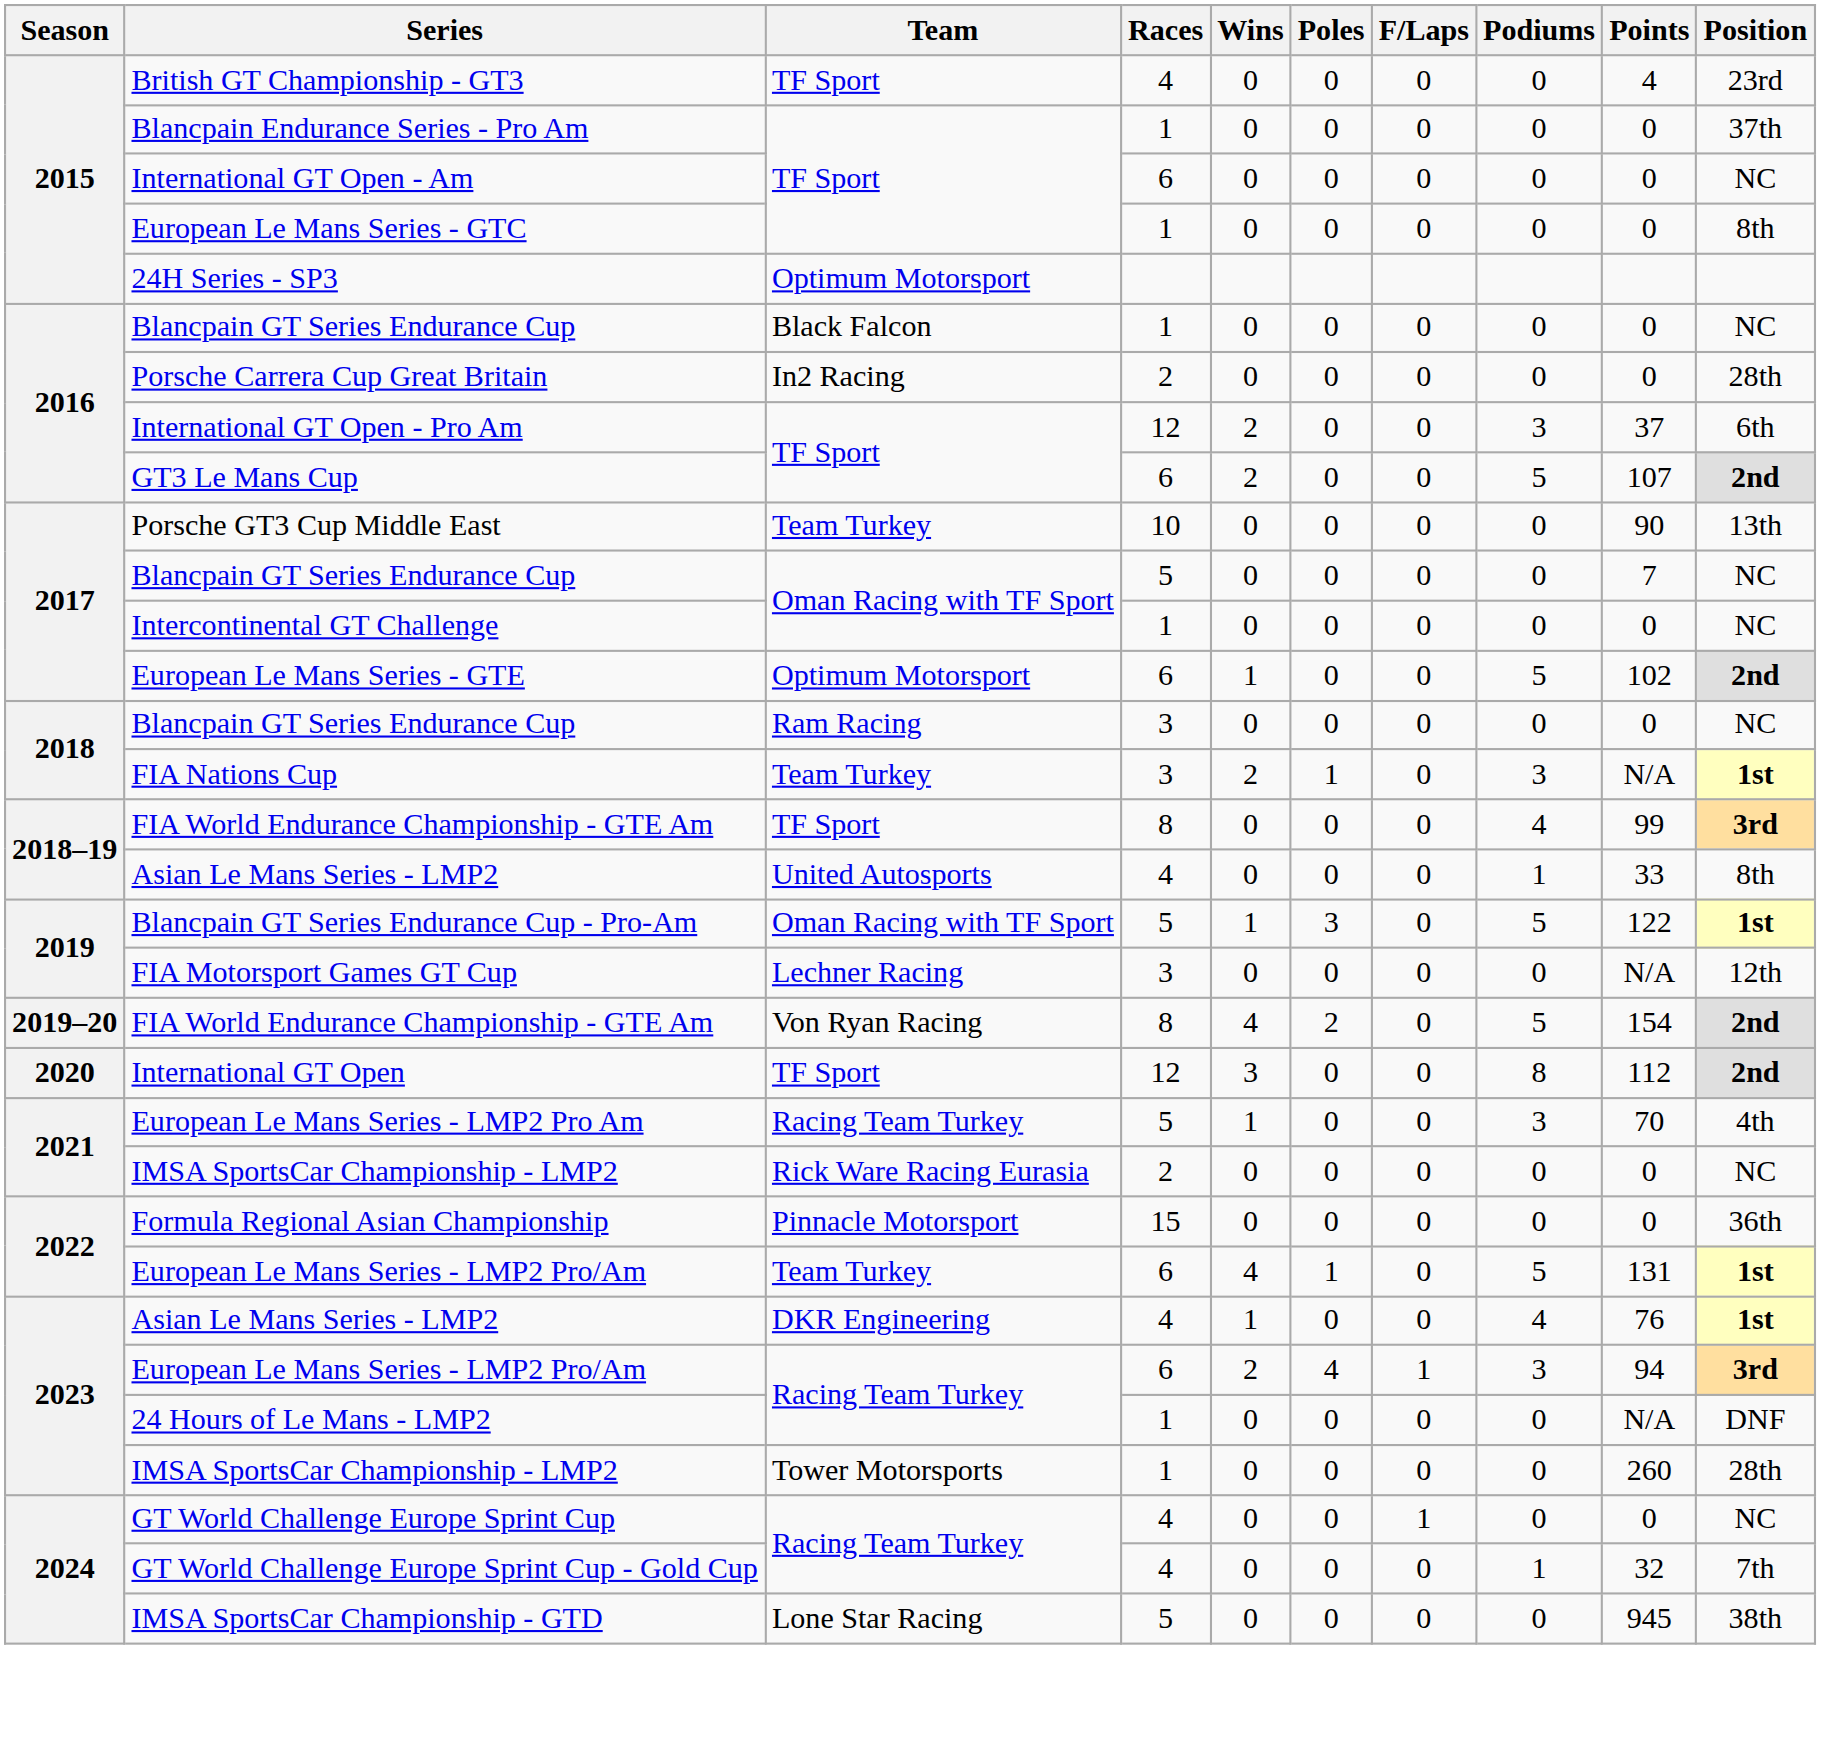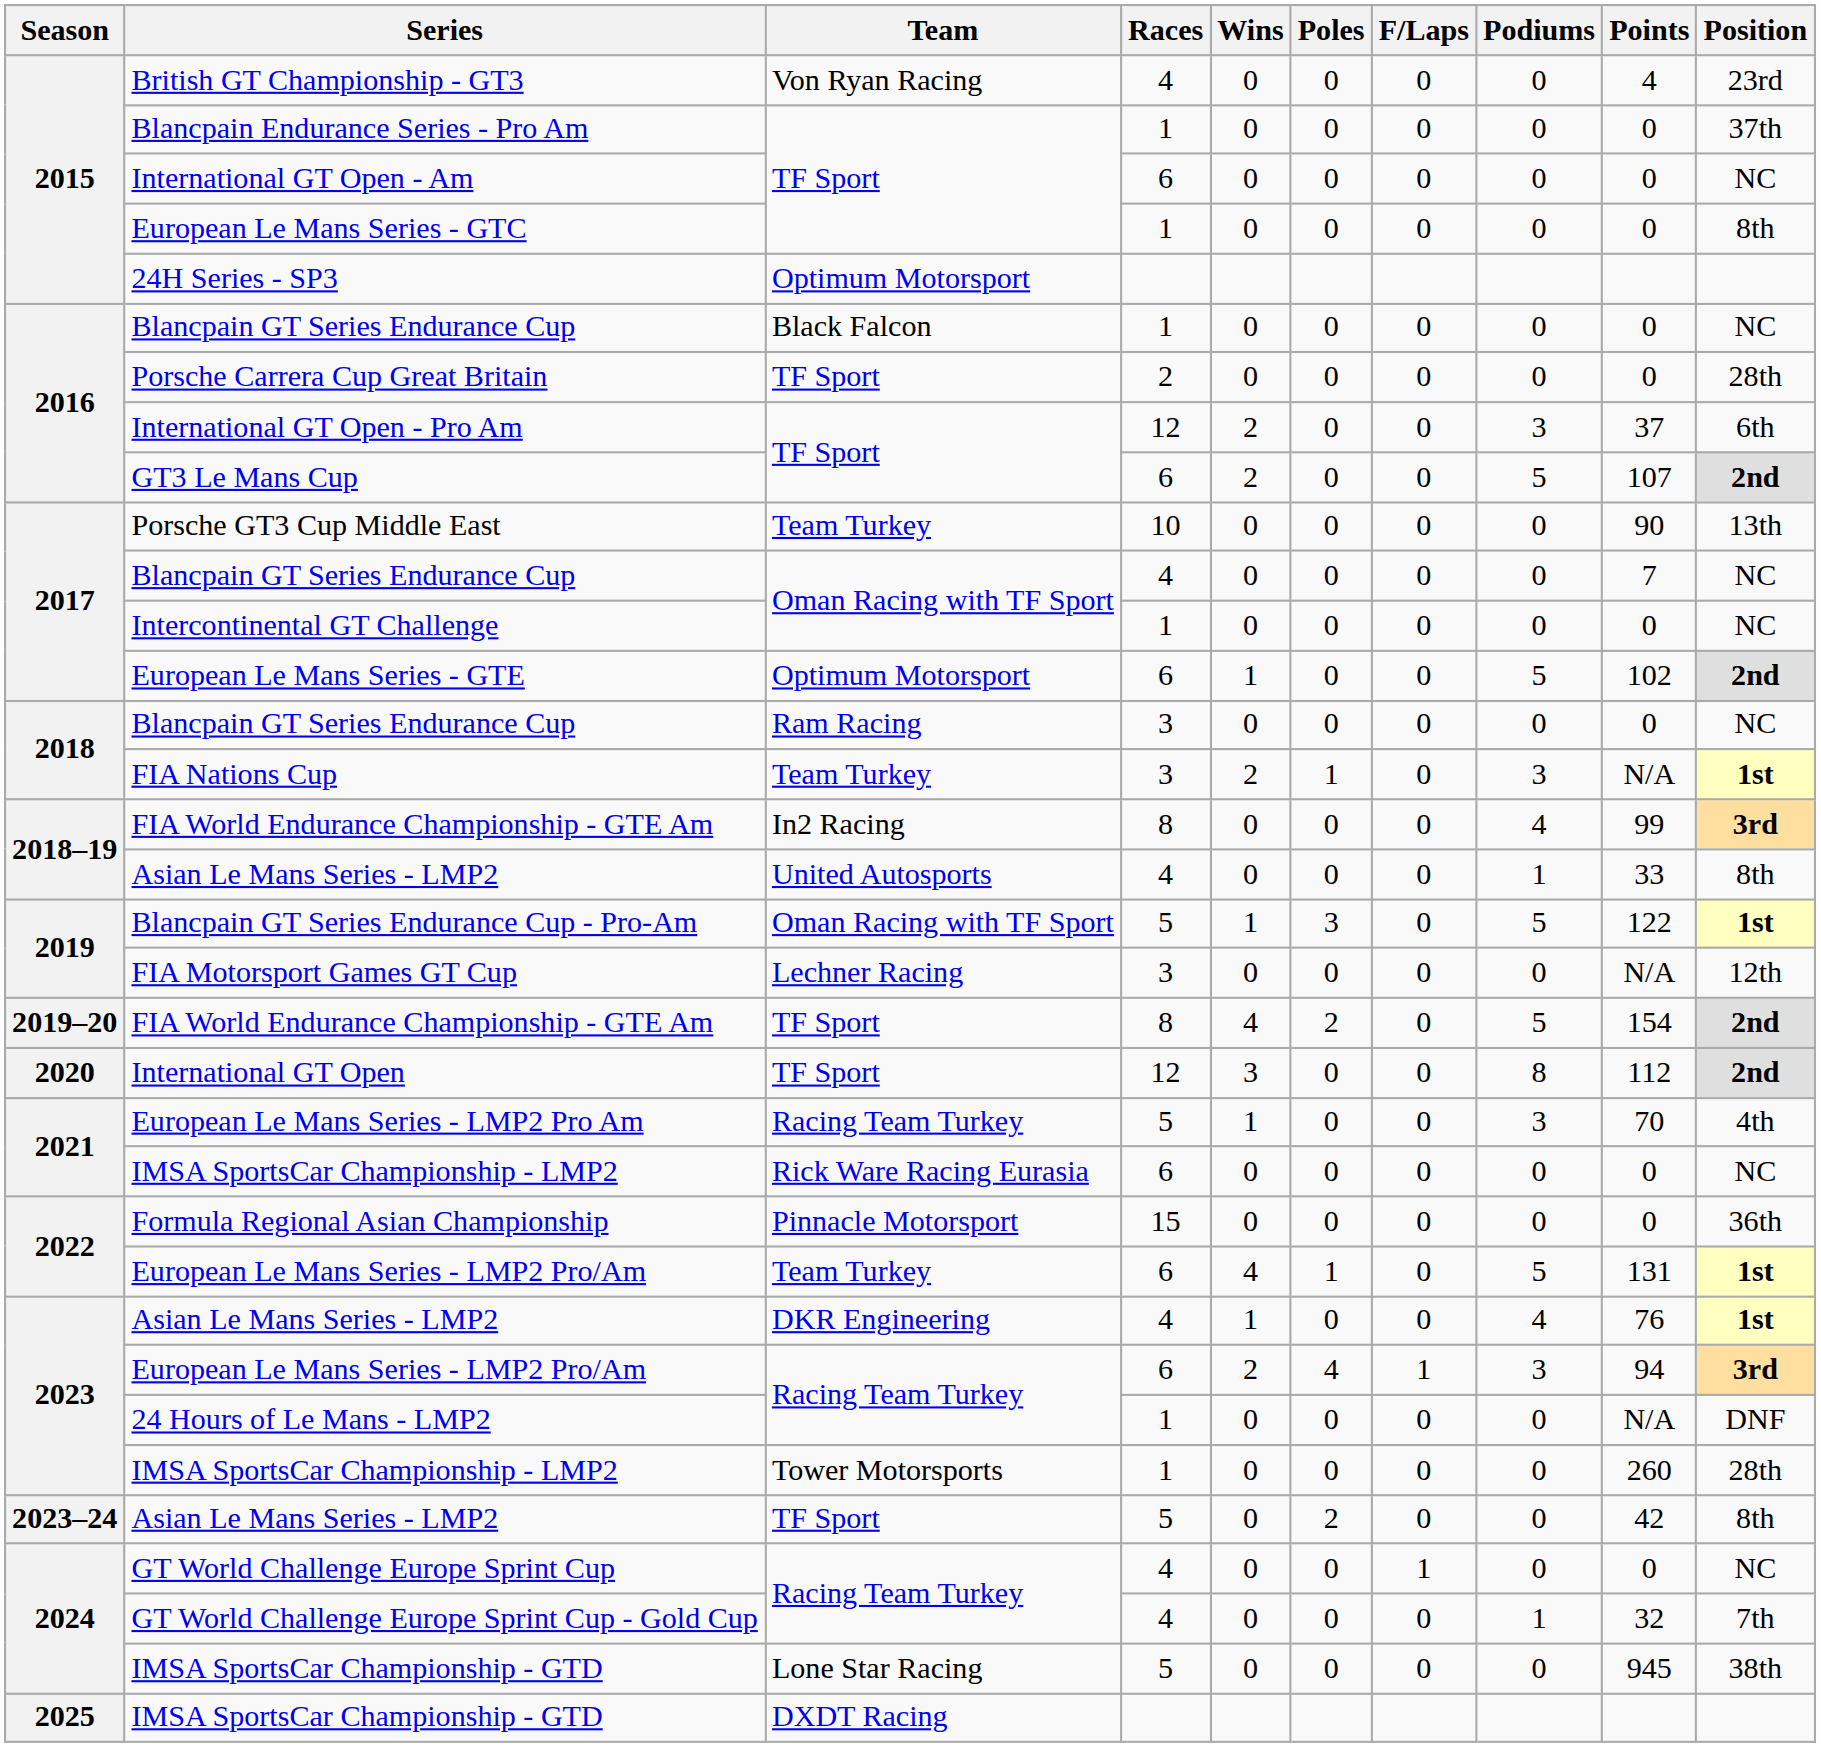(826, 79) TF Sport -> (877, 79) Von Ryan Racing
(838, 377) In2 Racing -> (826, 377) TF Sport
(1166, 575) 5 -> (1166, 575) 4
(826, 823) TF Sport -> (838, 823) In2 Racing
(877, 1022) Von Ryan Racing -> (826, 1022) TF Sport
(1166, 1171) 2 -> (1166, 1171) 6
+ row: (65, 1518)
+ row: (65, 1717)
